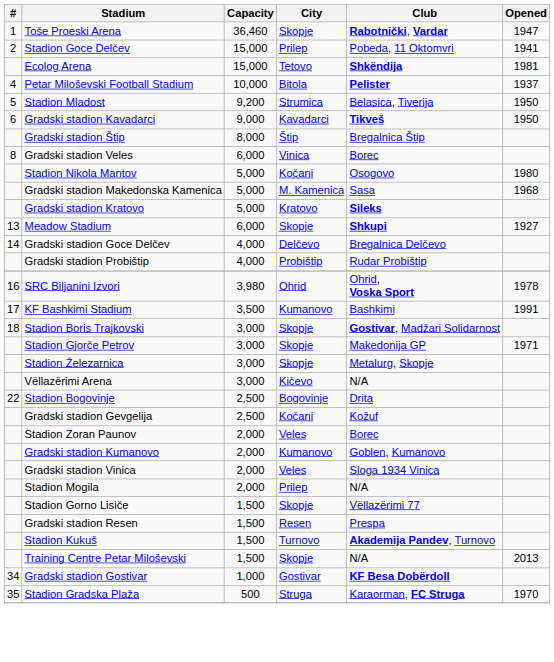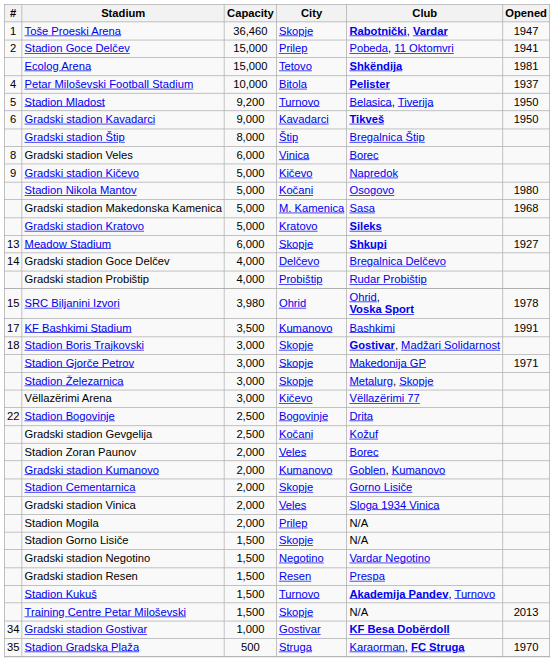(301, 102) Strumica -> (299, 102) Turnovo
+ row: (82, 173)
(13, 286) 16 -> (13, 303) 15
(359, 381) N/A -> (385, 398) Vëllazërimi 77
+ row: (80, 487)
(385, 505) Vëllazërimi 77 -> (359, 541) N/A
+ row: (87, 558)
